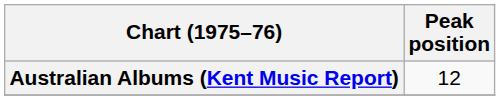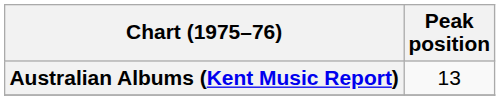(449, 77) 12 -> (449, 77) 13
